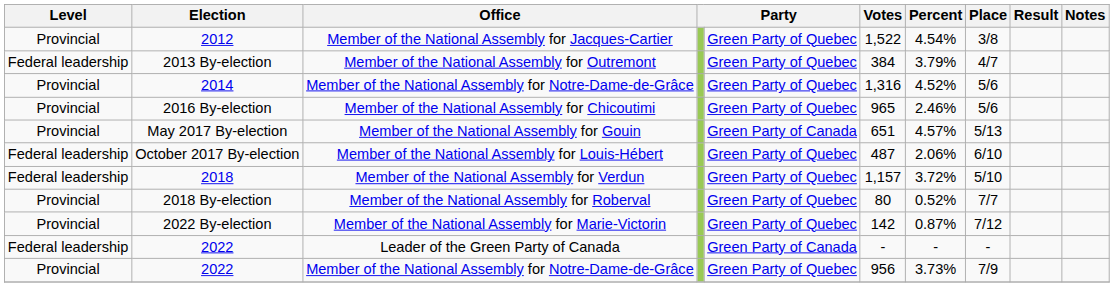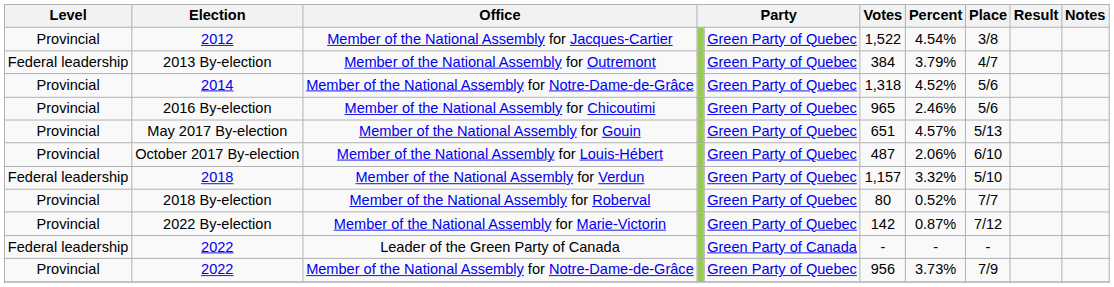(883, 85) 1,316 -> (883, 85) 1,318
(782, 131) Green Party of Canada -> (782, 131) Green Party of Quebec
(68, 154) Federal leadership -> (68, 154) Provincial
(936, 177) 3.72% -> (936, 177) 3.32%
